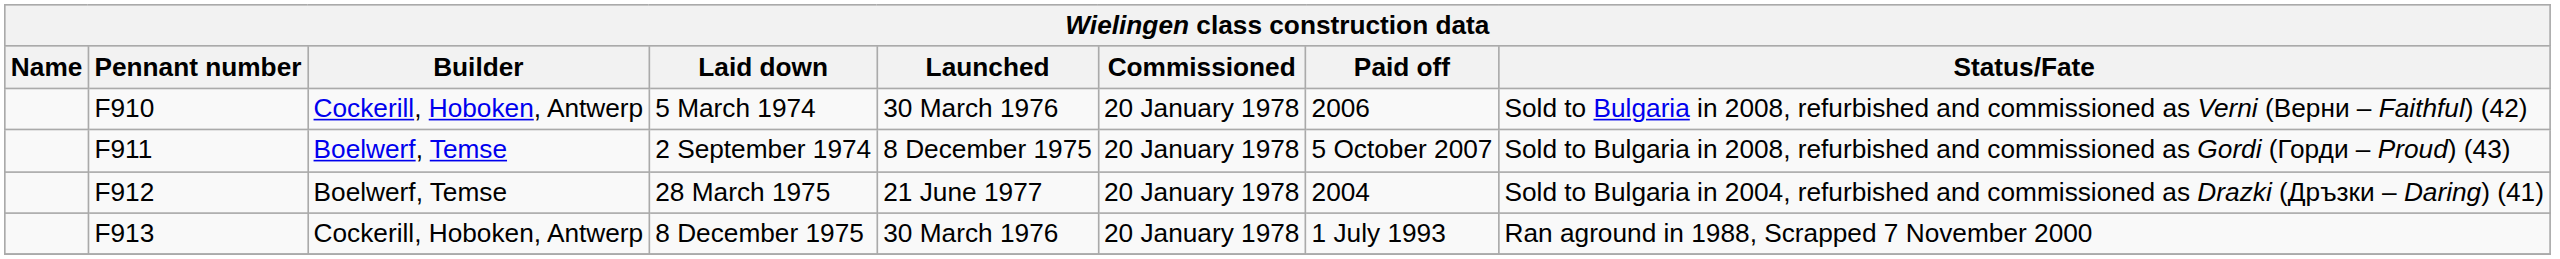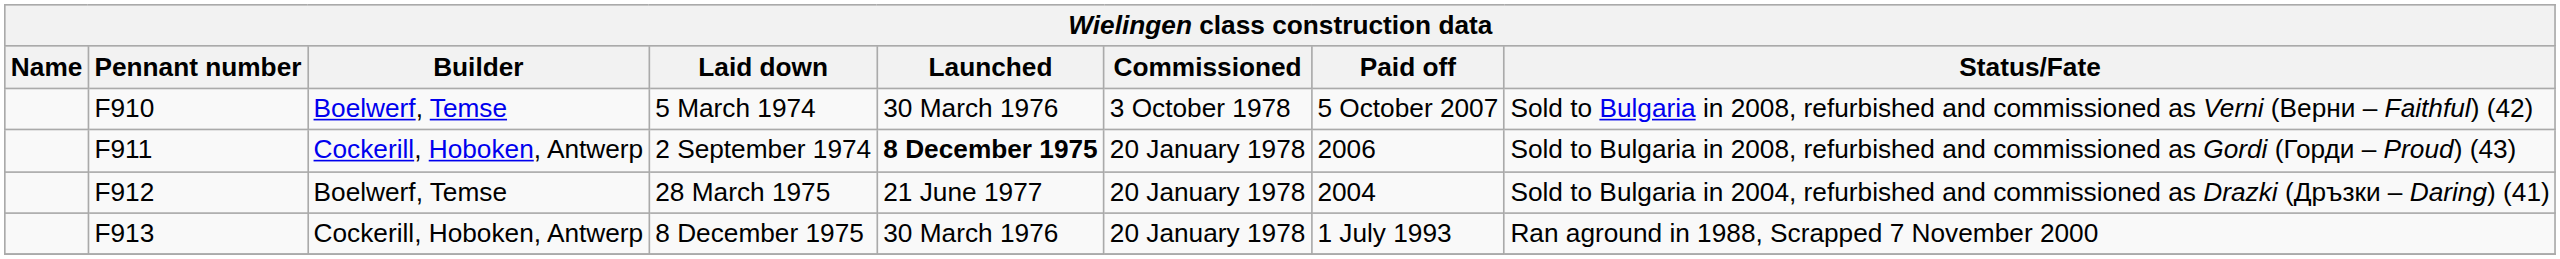(478, 108) Cockerill, Hoboken, Antwerp -> (410, 108) Boelwerf, Temse
(1202, 108) 20 January 1978 -> (1200, 108) 3 October 1978
(1341, 108) 2006 -> (1408, 108) 5 October 2007
(410, 150) Boelwerf, Temse -> (478, 150) Cockerill, Hoboken, Antwerp
(988, 150) normal -> (990, 150) bold
(1402, 150) 5 October 2007 -> (1347, 150) 2006
